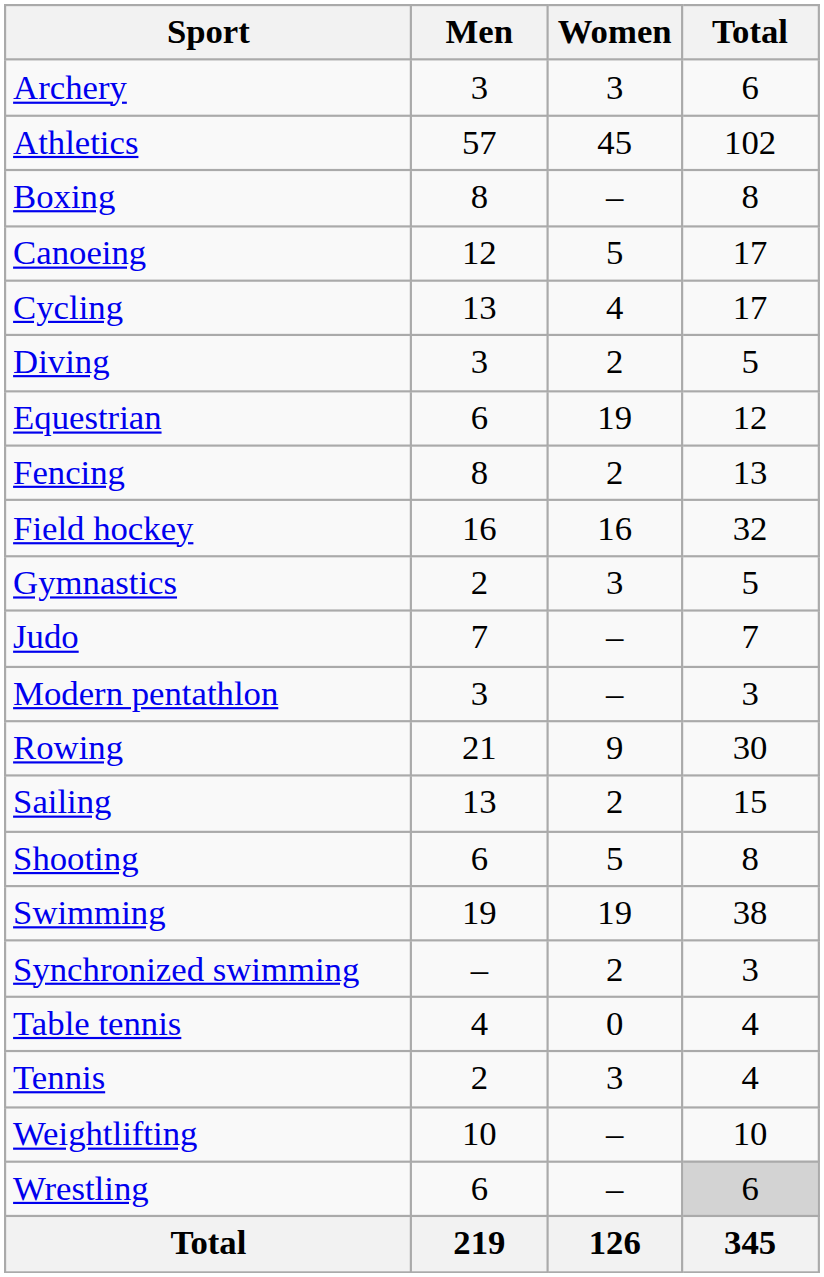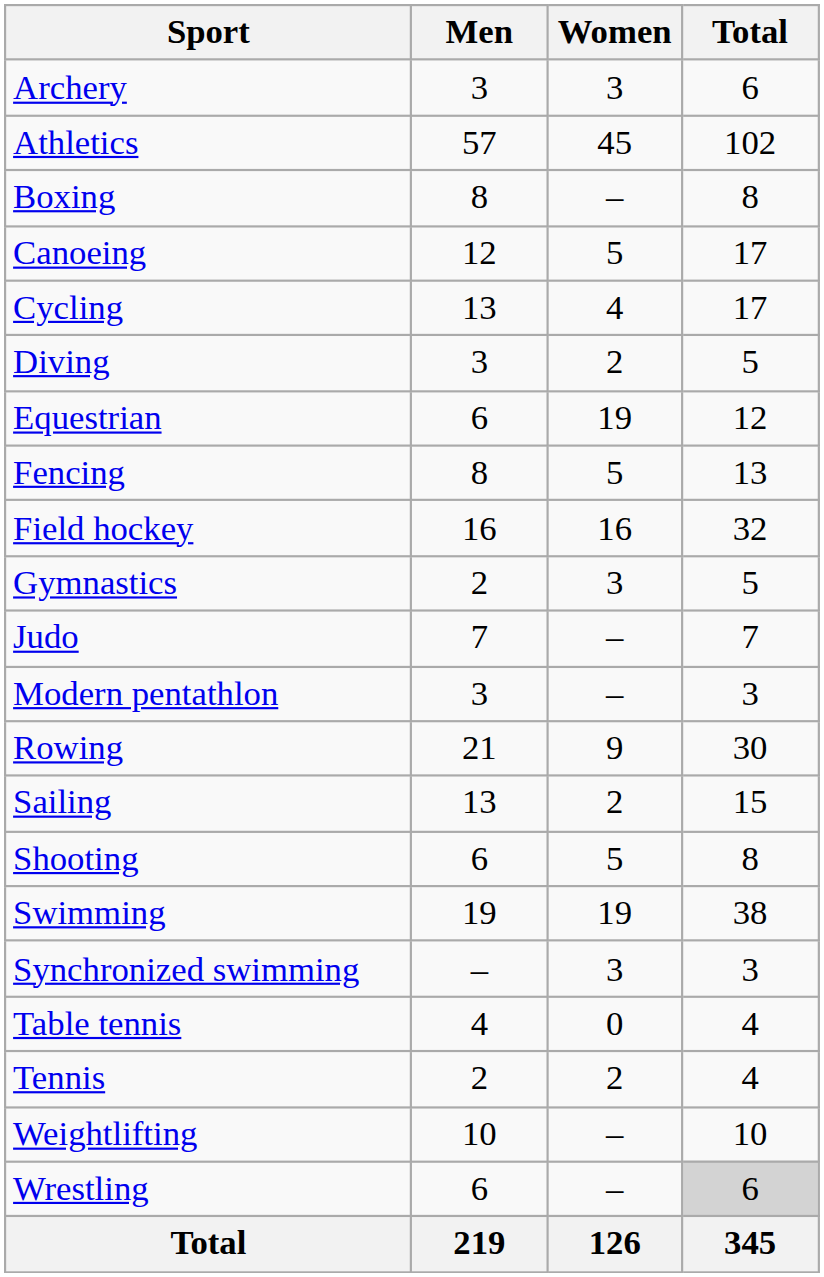(615, 472) 2 -> (615, 472) 5
(615, 968) 2 -> (615, 968) 3
(615, 1078) 3 -> (615, 1078) 2
